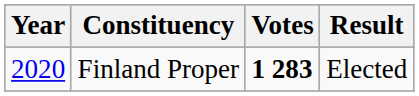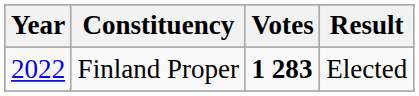(38, 68) 2020 -> (38, 68) 2022
